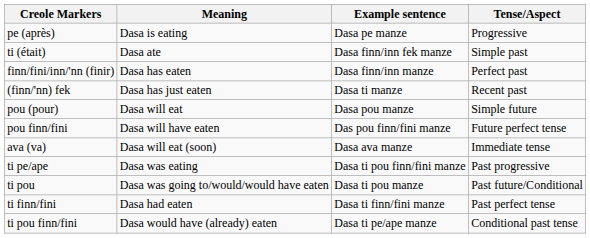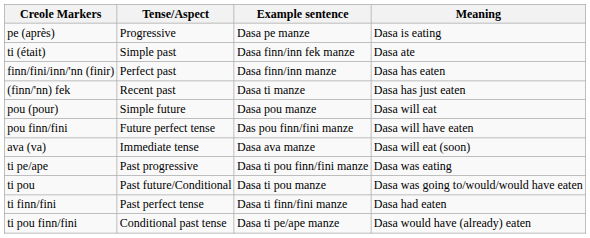columns swapped: (527, 14) <-> (224, 14)
